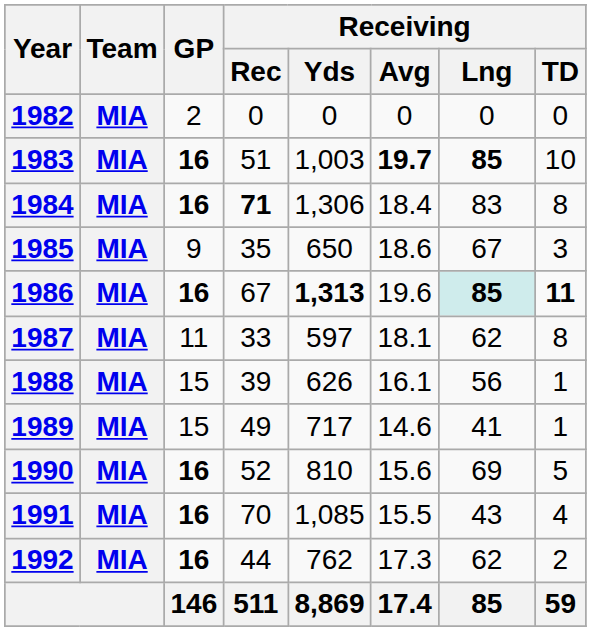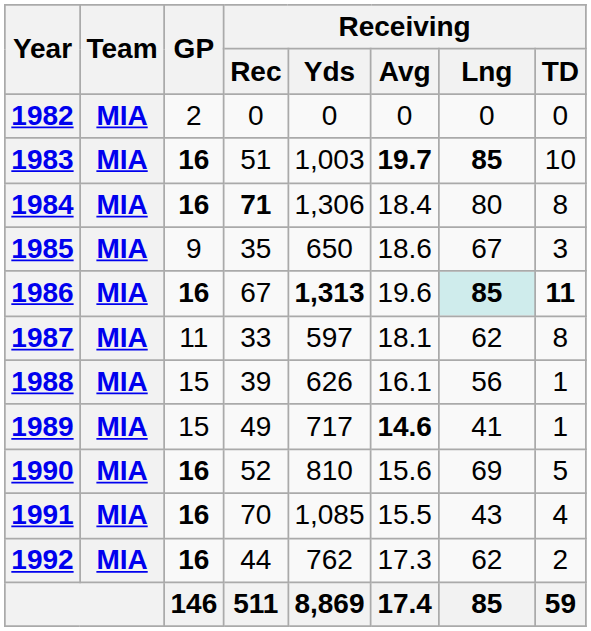(487, 204) 83 -> (487, 204) 80
(405, 426) normal -> (405, 426) bold
